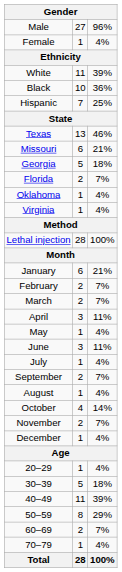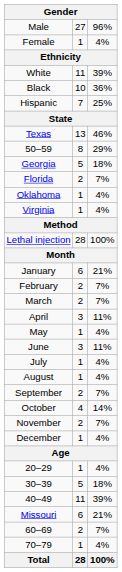rows swapped: (39, 149) <-> (39, 514)
rows swapped: (39, 392) <-> (39, 377)
